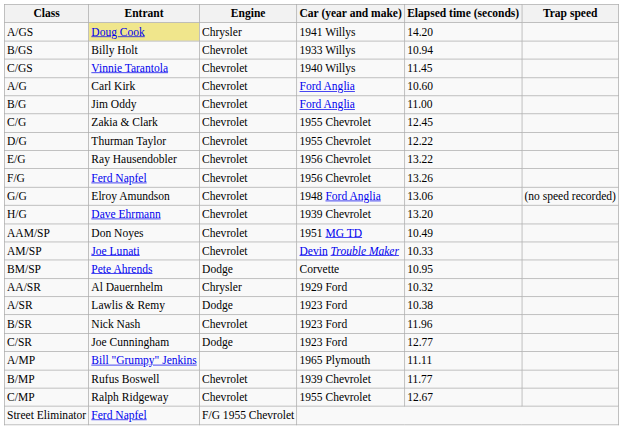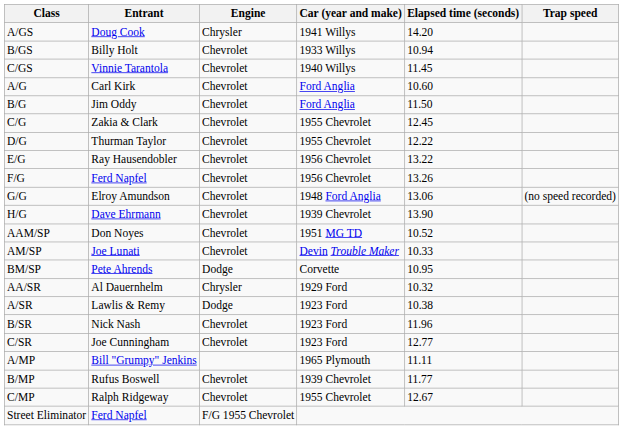(118, 31) khaki background -> (118, 31) no background
(420, 104) 11.00 -> (420, 104) 11.50
(420, 214) 13.20 -> (420, 214) 13.90
(420, 232) 10.49 -> (420, 232) 10.52
(217, 342) Dodge -> (225, 342) Chevrolet
